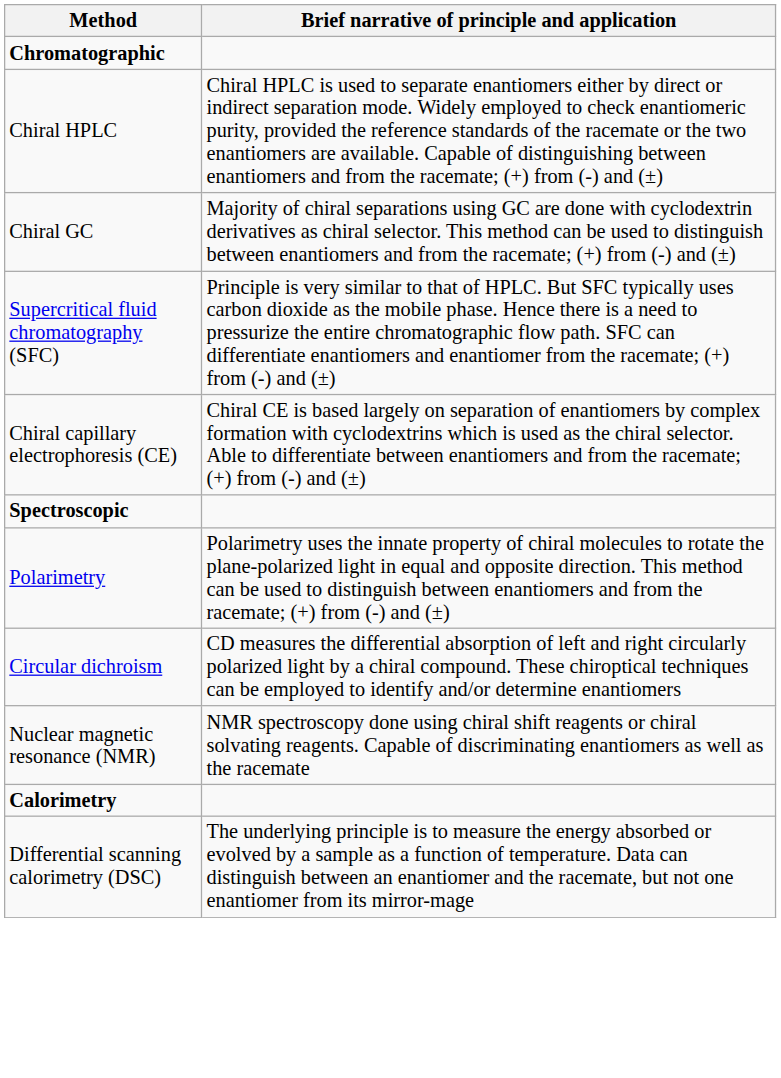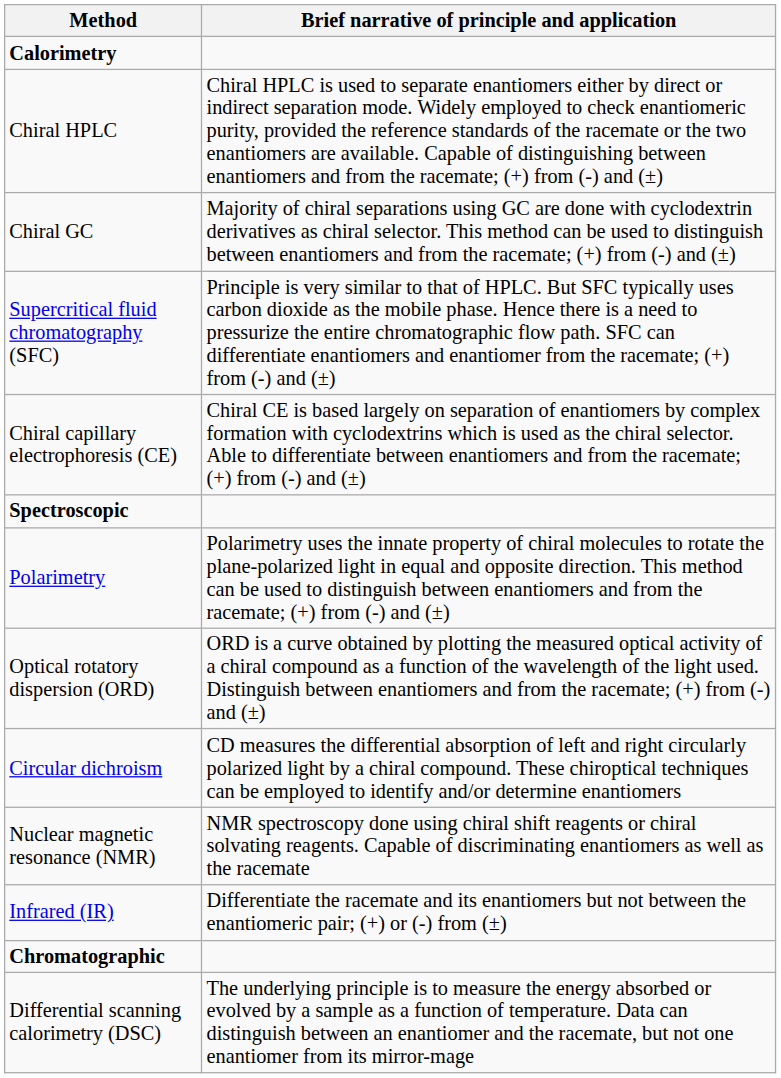rows swapped: (87, 52) <-> (63, 800)
+ row: (82, 678)
+ row: (61, 912)
